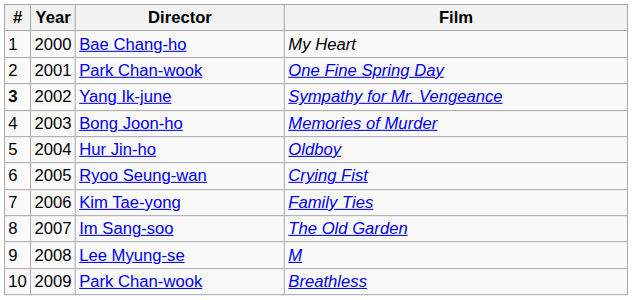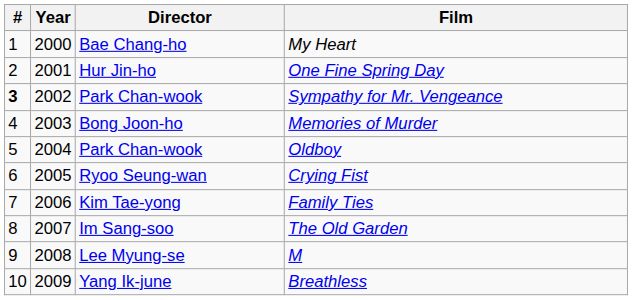(141, 70) Park Chan-wook -> (118, 70) Hur Jin-ho
(125, 96) Yang Ik-june -> (141, 96) Park Chan-wook
(118, 149) Hur Jin-ho -> (141, 149) Park Chan-wook
(141, 281) Park Chan-wook -> (125, 281) Yang Ik-june
